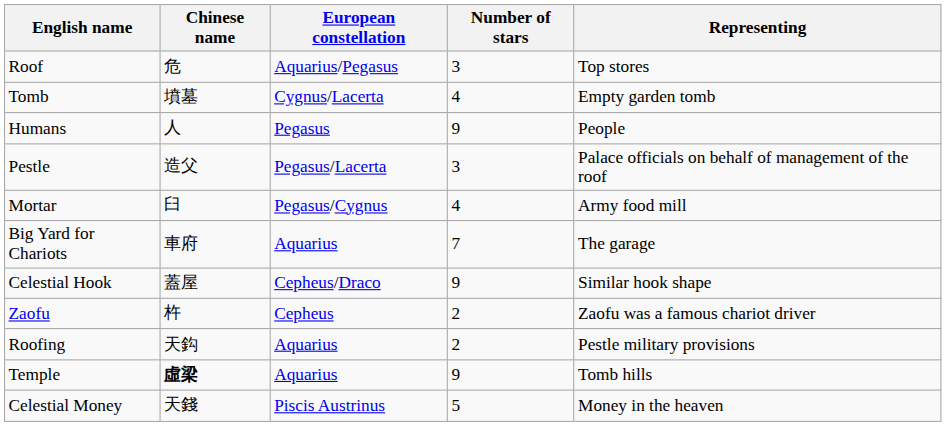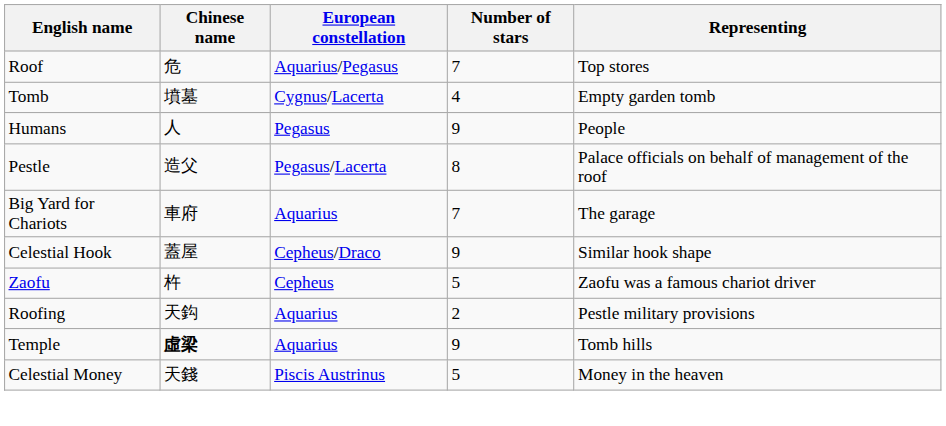(456, 66) 3 -> (456, 66) 7
(456, 166) 3 -> (456, 166) 8
- row: (33, 205)
(456, 313) 2 -> (456, 282) 5
